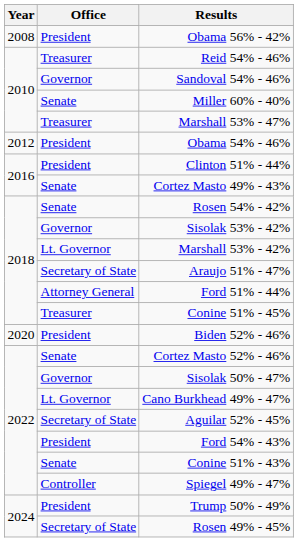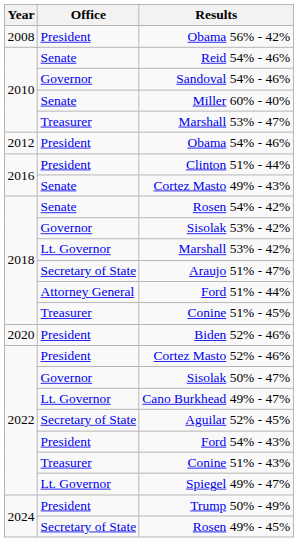(66, 57) Treasurer -> (59, 57) Senate
(59, 356) Senate -> (66, 356) President
(59, 462) Senate -> (66, 462) Treasurer
(68, 484) Controller -> (76, 484) Lt. Governor
